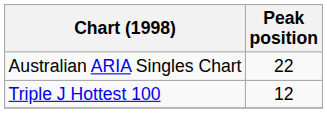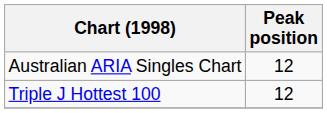(284, 66) 22 -> (284, 66) 12
